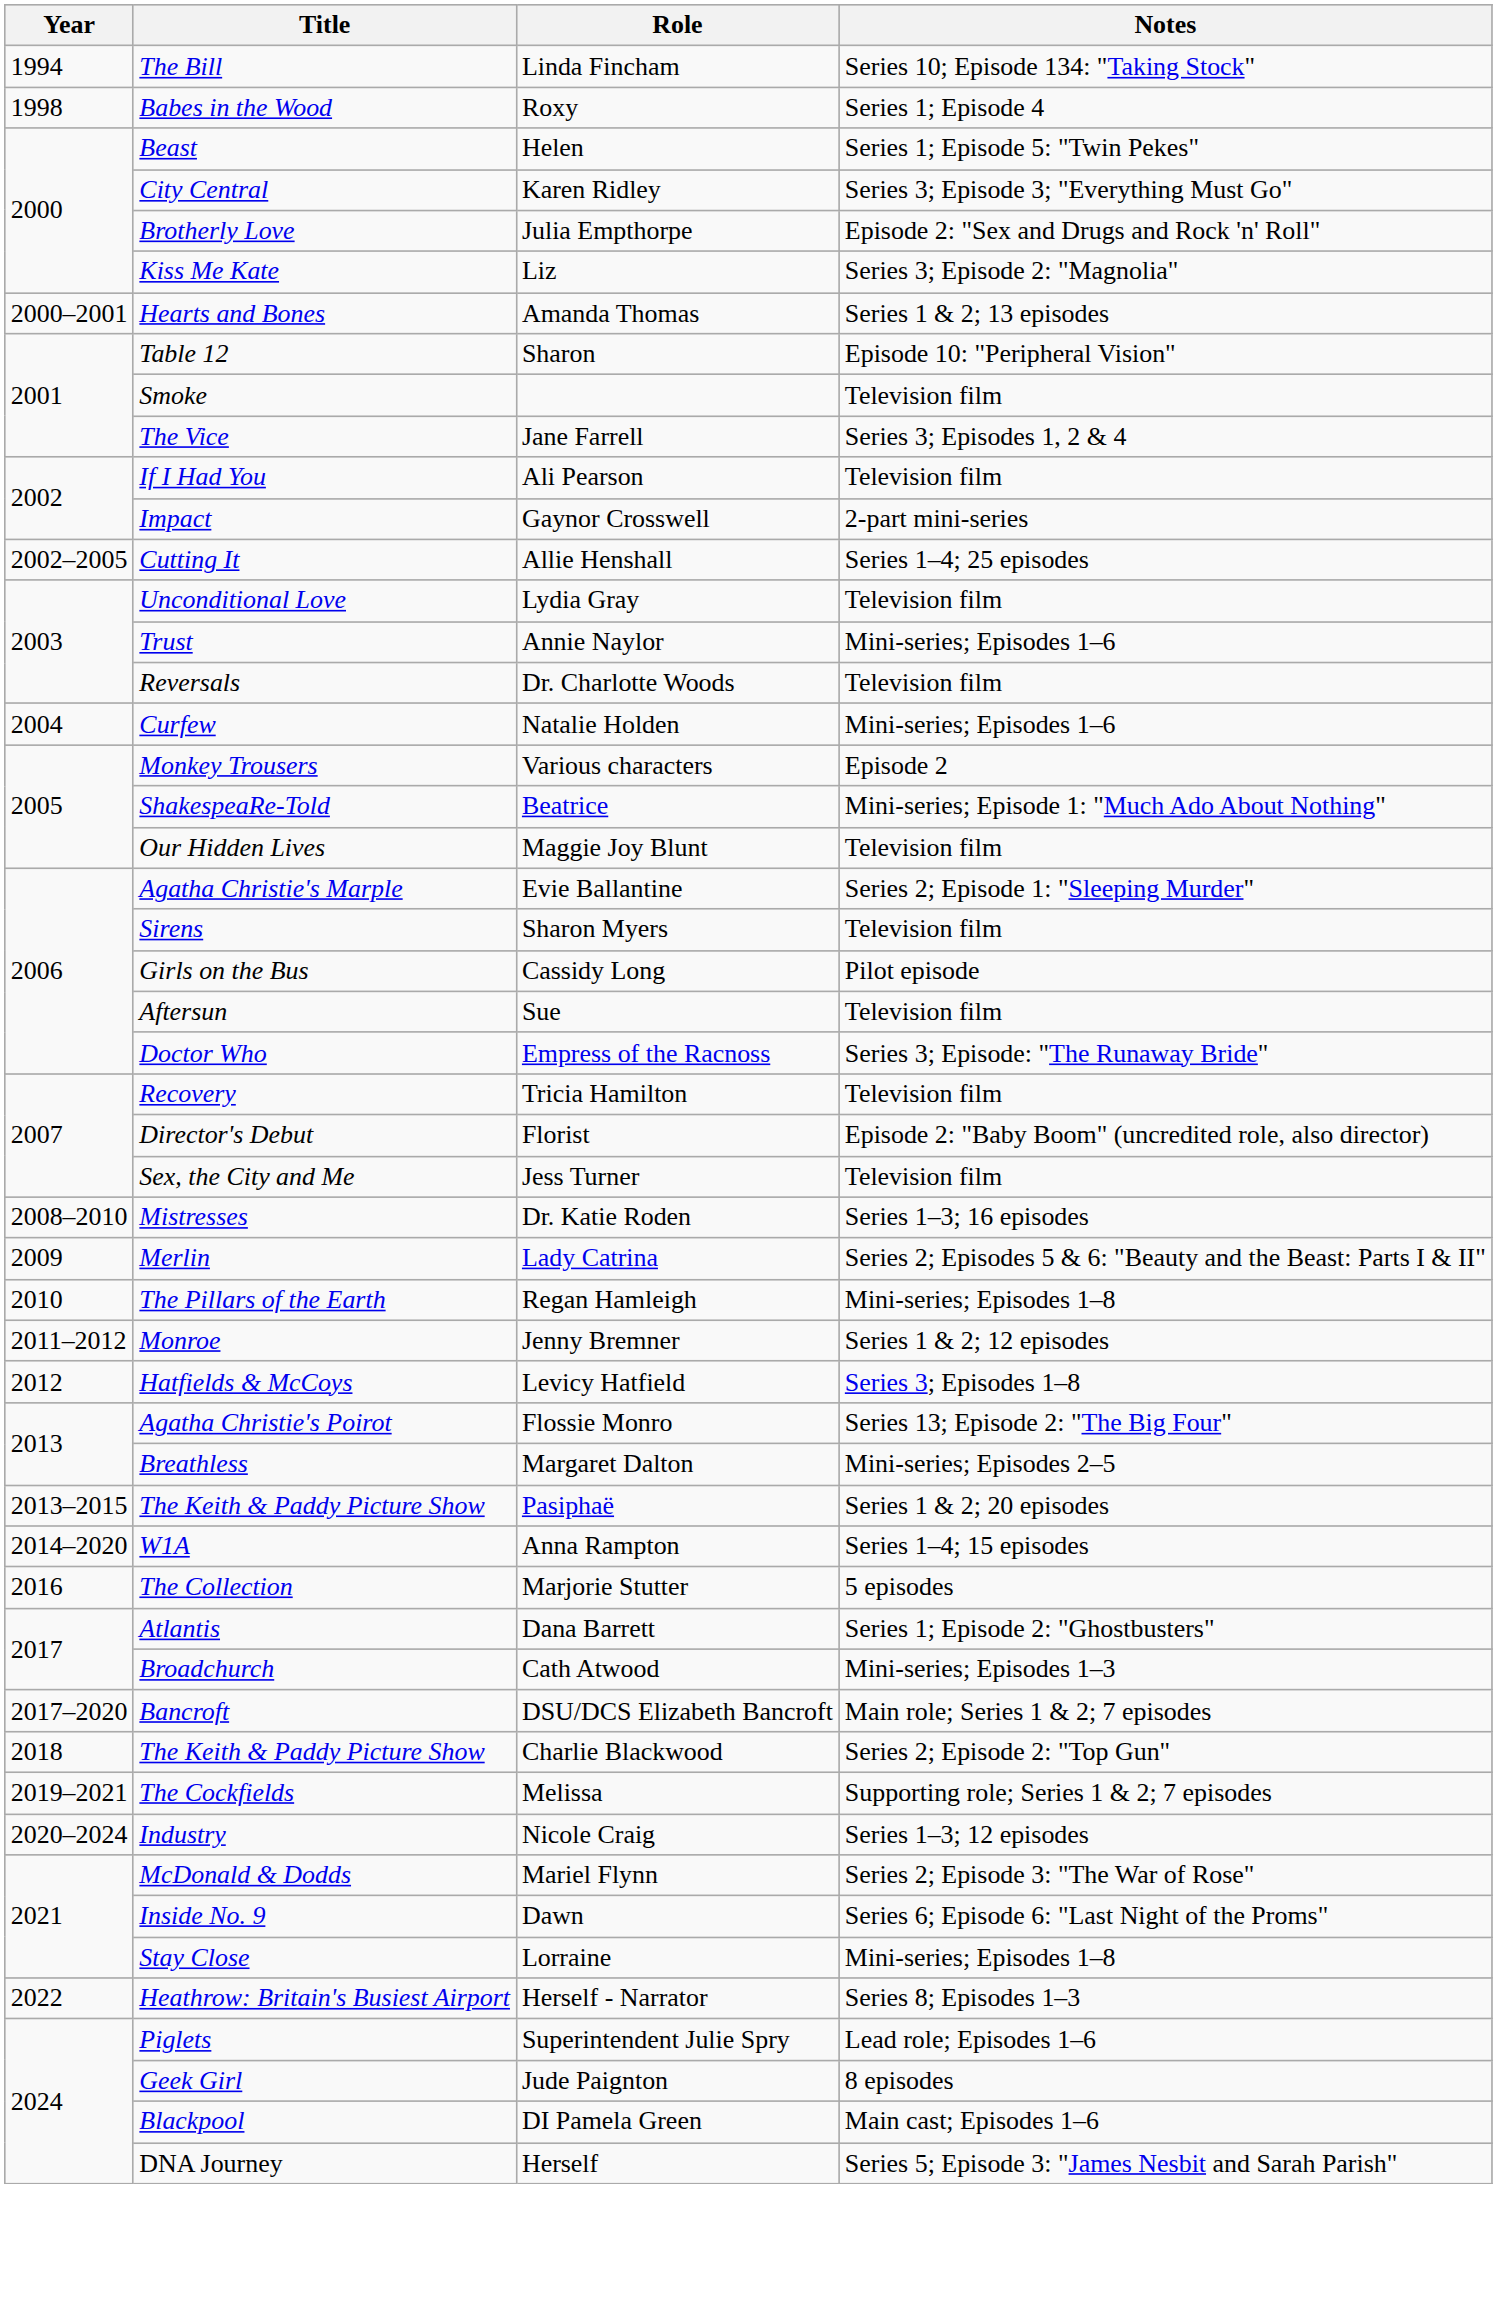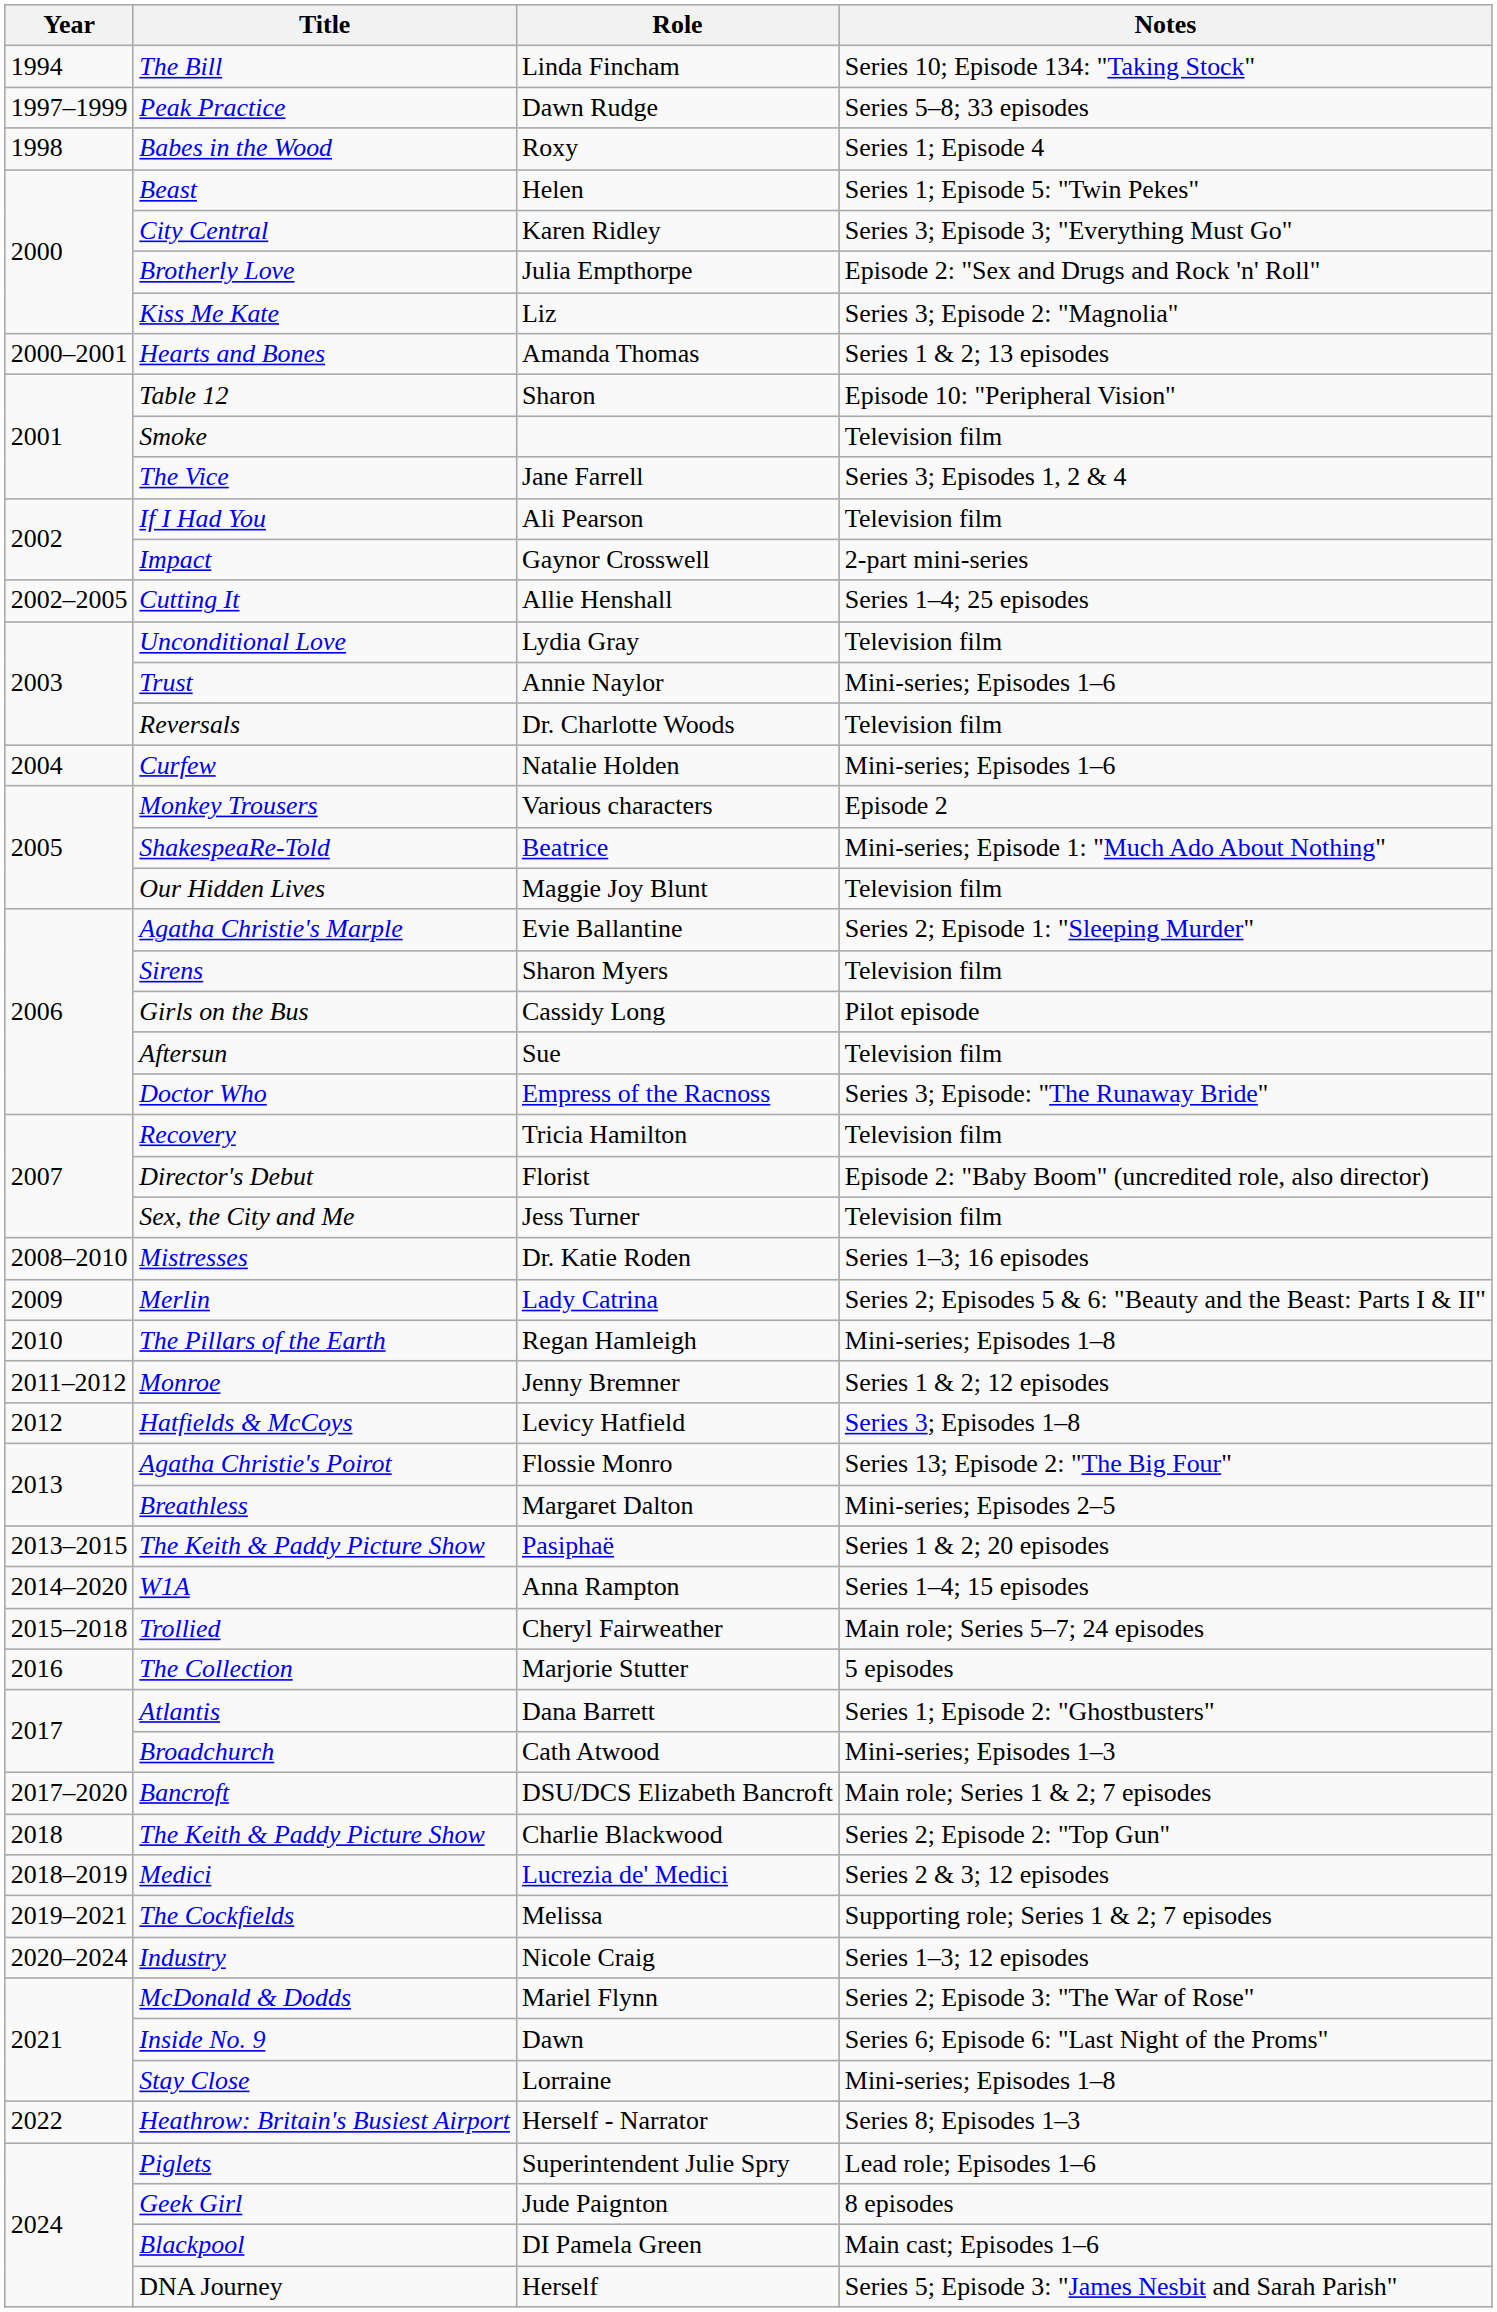+ row: (590, 107)
+ row: (622, 1628)
+ row: (625, 1874)
